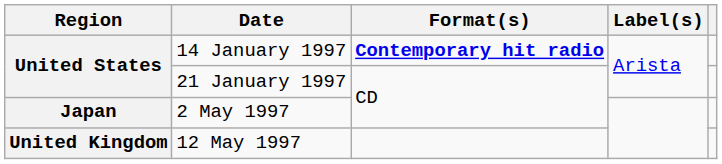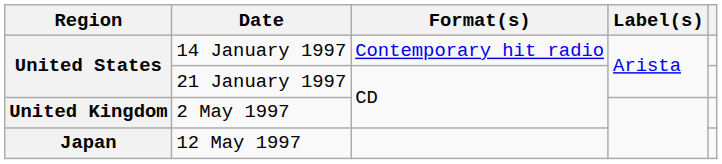(480, 51) bold -> (480, 51) normal
(88, 112) Japan -> (88, 112) United Kingdom
(88, 143) United Kingdom -> (88, 143) Japan
